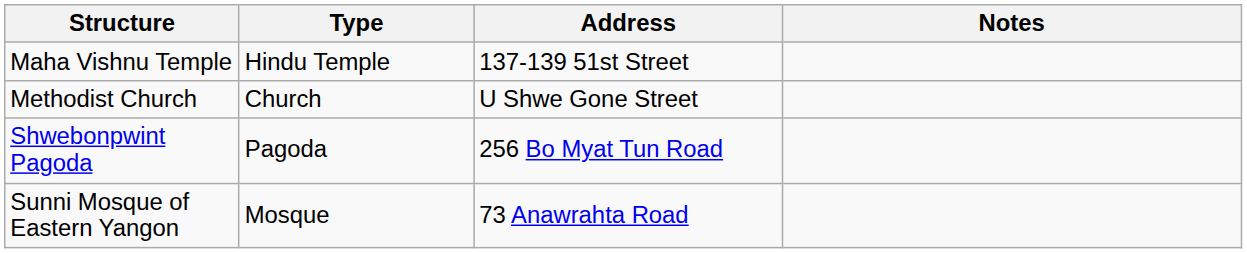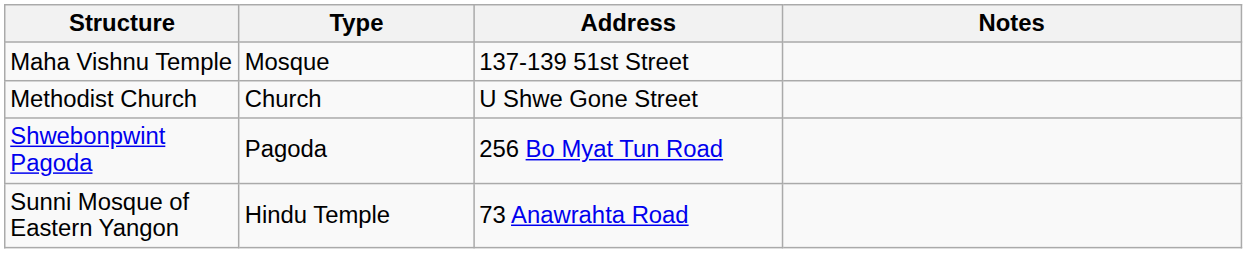(317, 61) Hindu Temple -> (287, 61) Mosque
(287, 214) Mosque -> (317, 214) Hindu Temple
